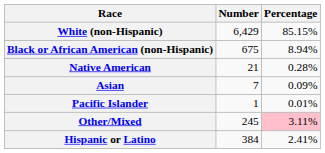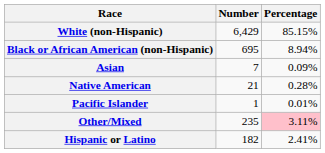(250, 49) 675 -> (250, 49) 695
rows swapped: (110, 67) <-> (110, 85)
(250, 121) 245 -> (250, 121) 235
(250, 139) 384 -> (250, 139) 182
